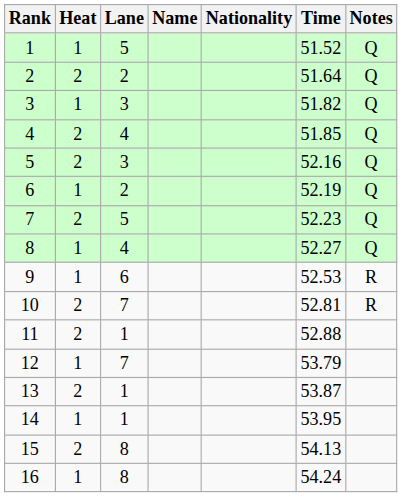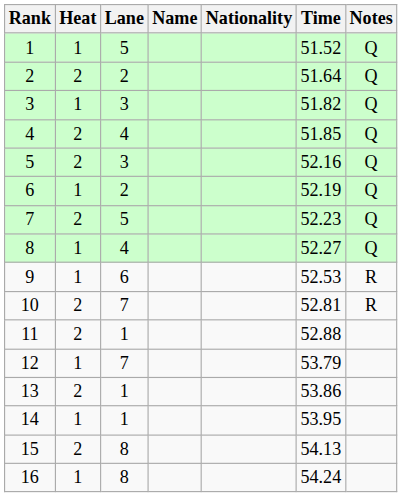(321, 391) 53.87 -> (321, 391) 53.86
